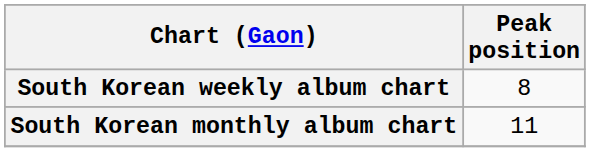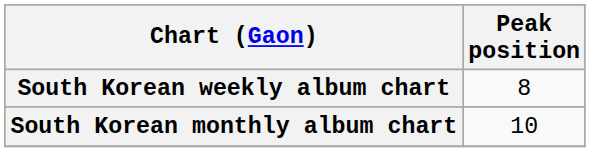(524, 127) 11 -> (524, 127) 10
